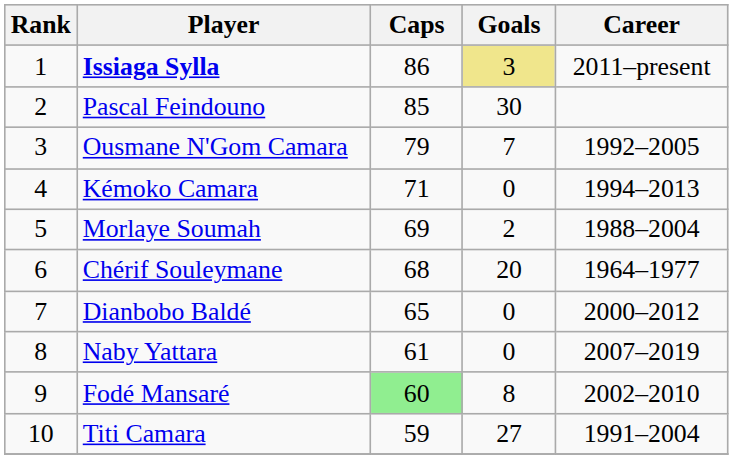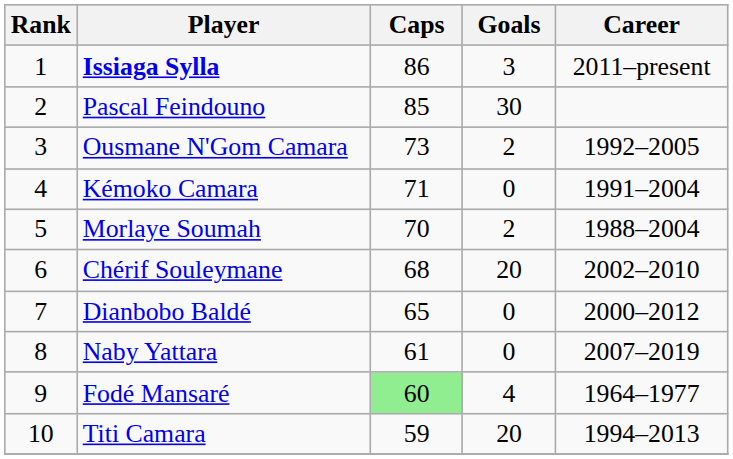(509, 65) khaki background -> (509, 65) no background
(417, 147) 79 -> (417, 147) 73
(509, 147) 7 -> (509, 147) 2
(642, 188) 1994–2013 -> (642, 188) 1991–2004
(417, 229) 69 -> (417, 229) 70
(642, 270) 1964–1977 -> (642, 270) 2002–2010
(509, 392) 8 -> (509, 392) 4
(642, 392) 2002–2010 -> (642, 392) 1964–1977
(509, 433) 27 -> (509, 433) 20
(642, 433) 1991–2004 -> (642, 433) 1994–2013
